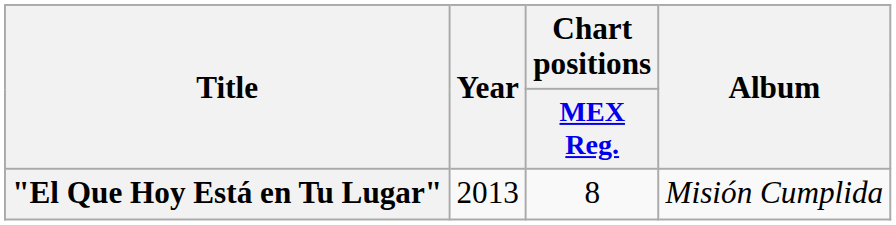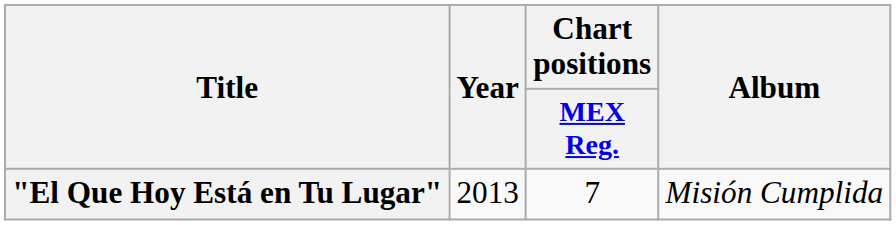(592, 193) 8 -> (592, 193) 7
